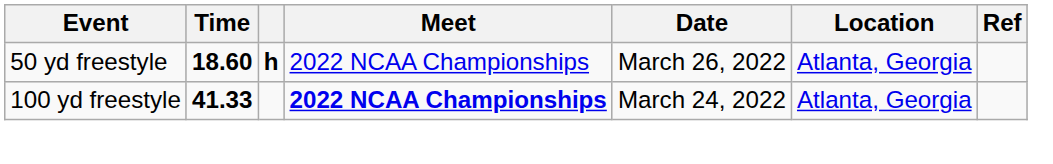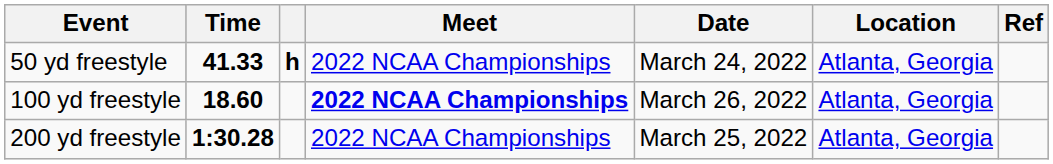(222, 61) 18.60 -> (233, 61) 41.33
(702, 61) March 26, 2022 -> (723, 61) March 24, 2022
(222, 100) 41.33 -> (233, 100) 18.60
(702, 100) March 24, 2022 -> (723, 100) March 26, 2022
+ row: (96, 138)
